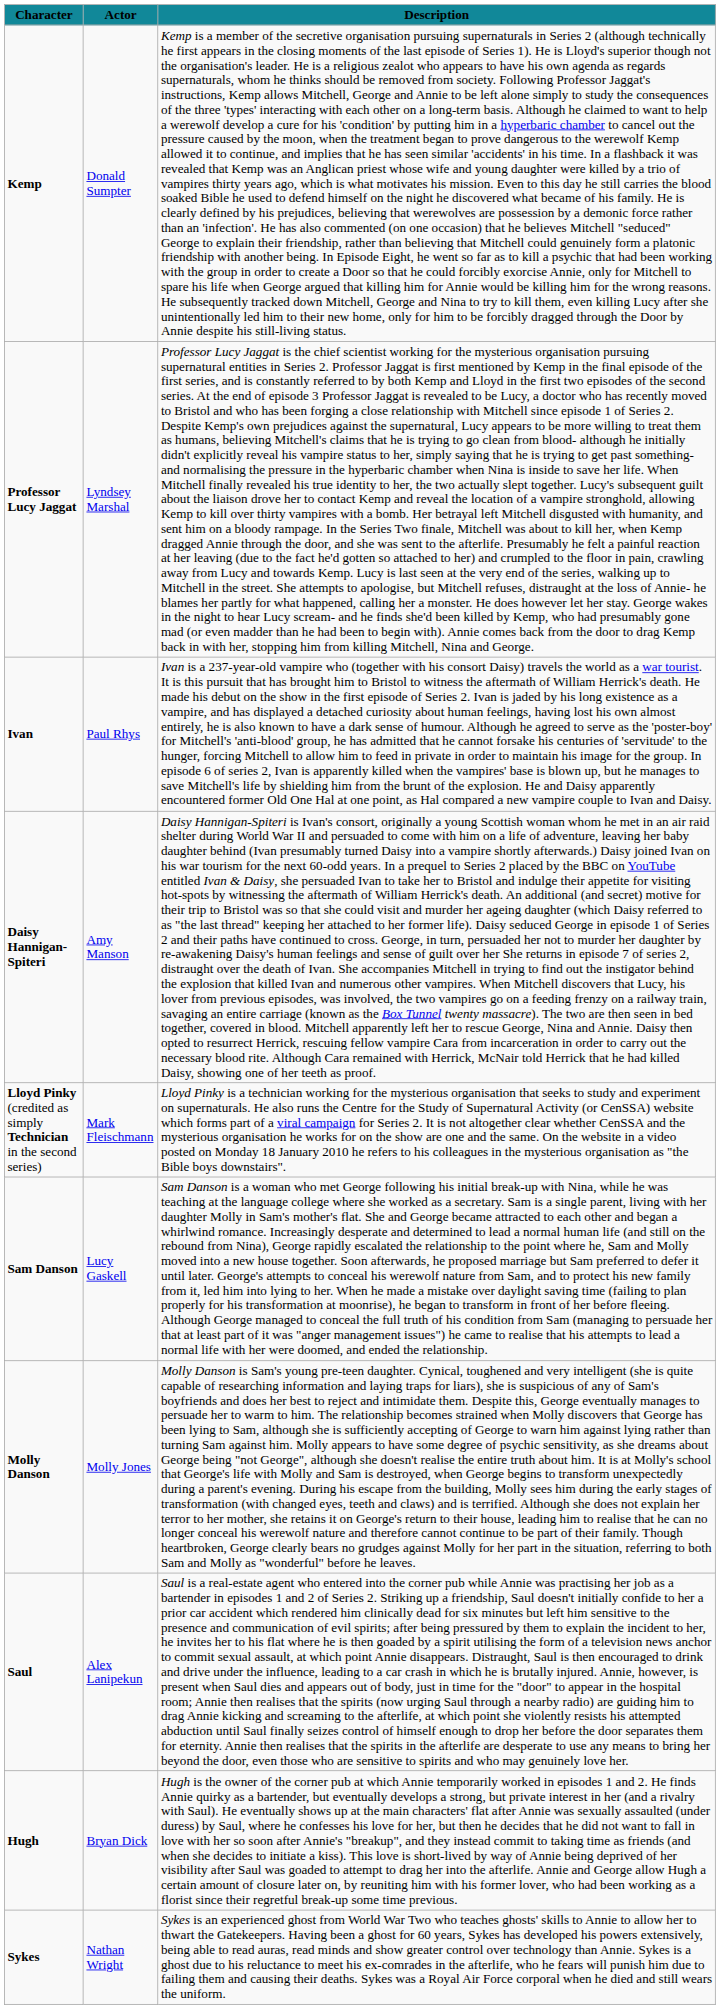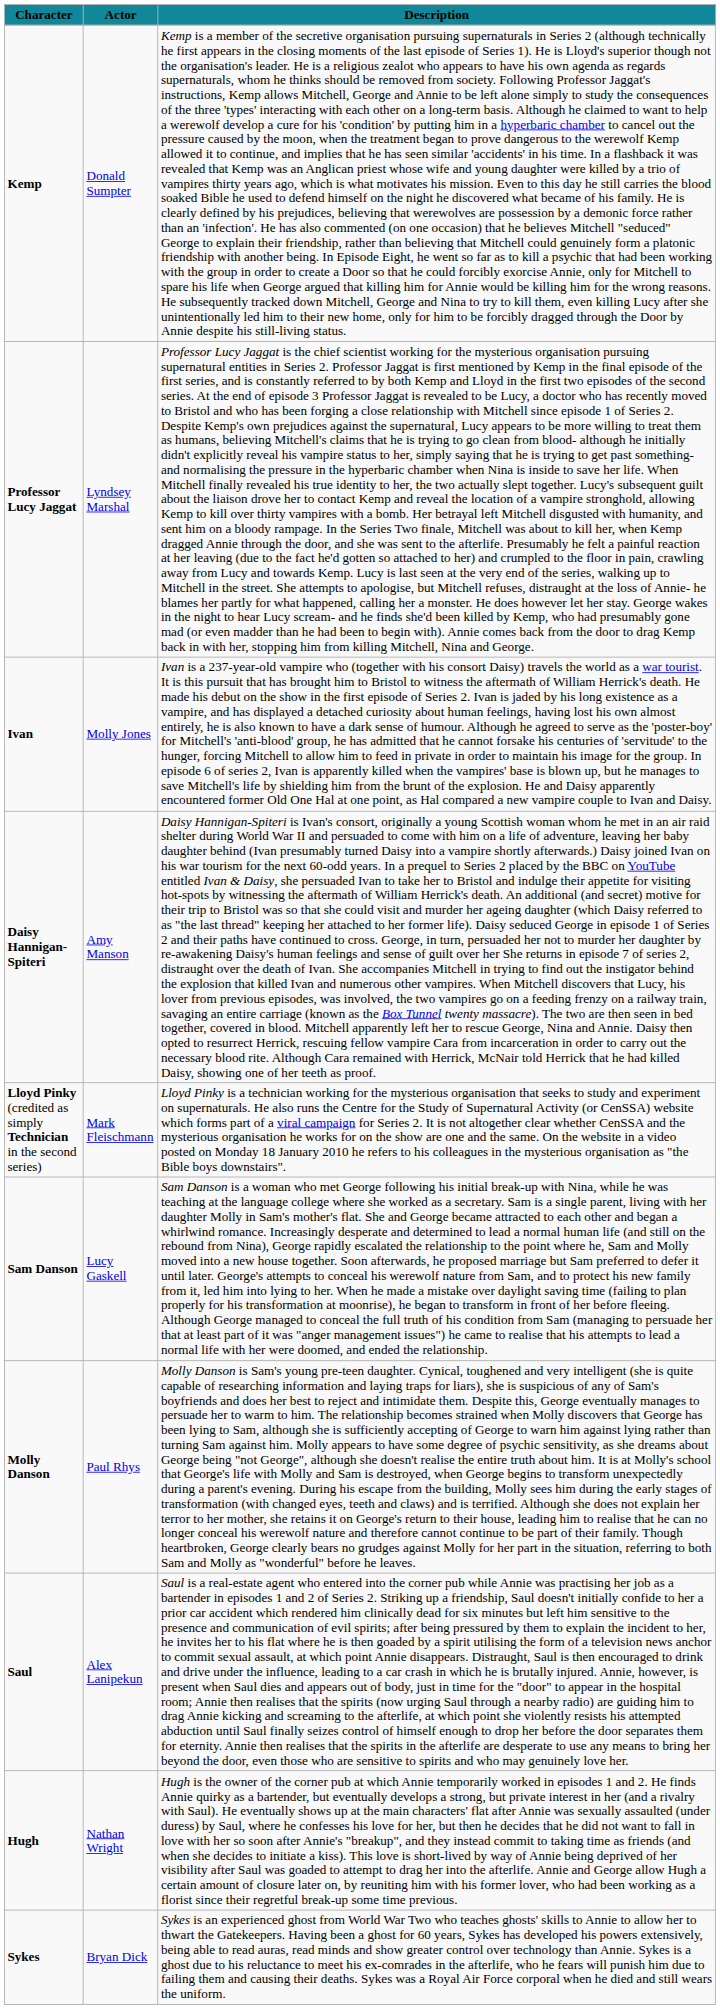(113, 734) Paul Rhys -> (119, 734) Molly Jones
(119, 1466) Molly Jones -> (113, 1466) Paul Rhys
(117, 1840) Bryan Dick -> (105, 1840) Nathan Wright
(105, 1957) Nathan Wright -> (117, 1957) Bryan Dick
